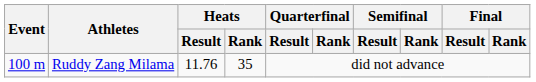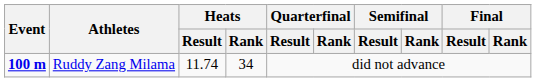(27, 65) normal -> (27, 65) bold
(201, 65) 11.76 -> (202, 65) 11.74
(245, 65) 35 -> (246, 65) 34
